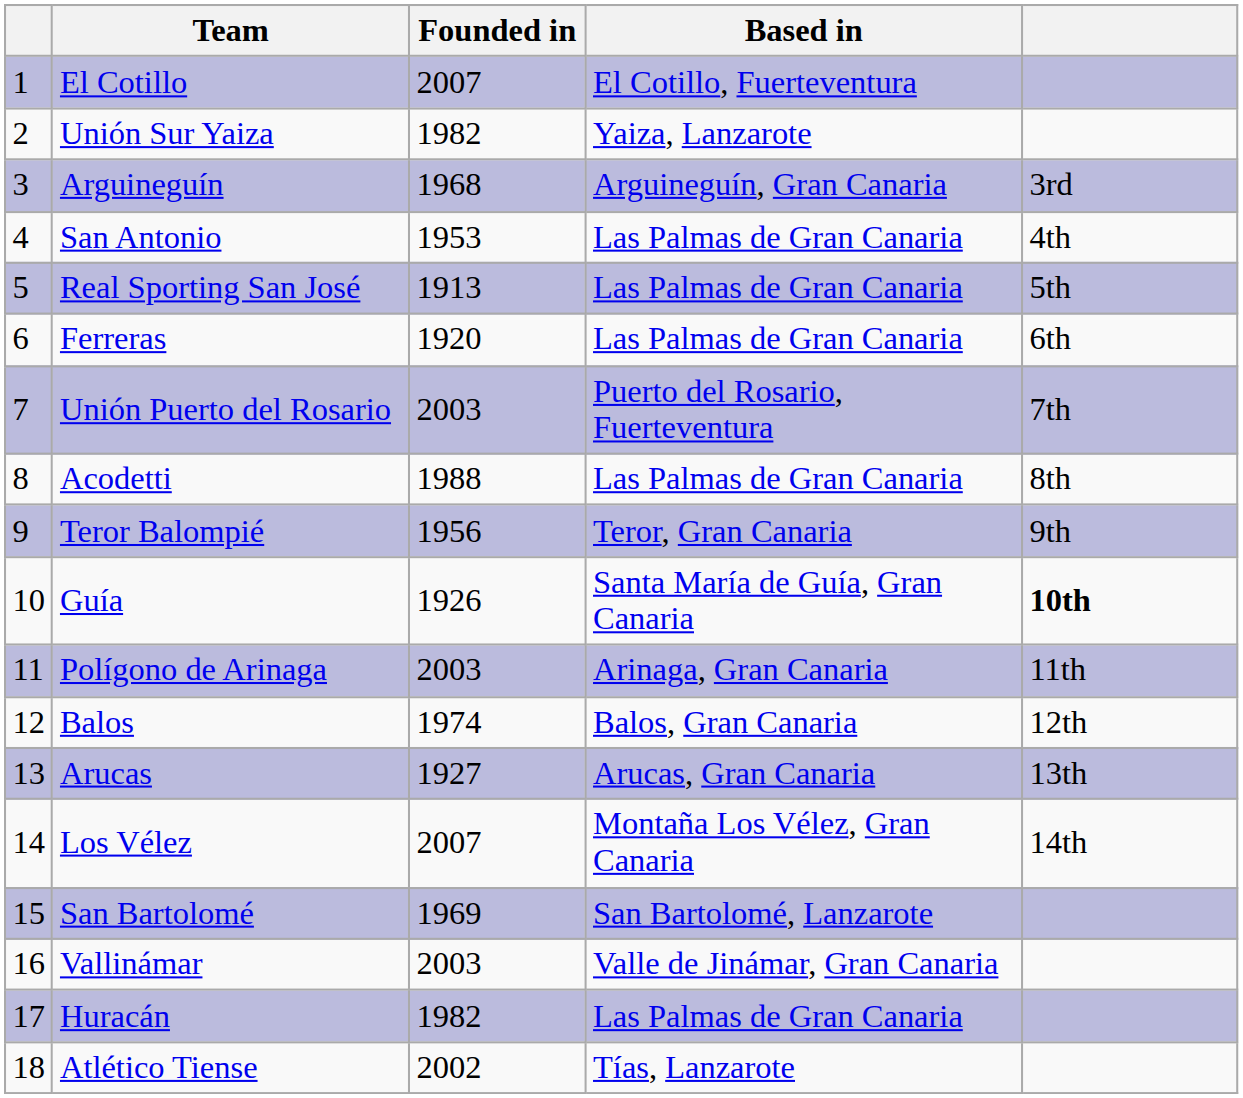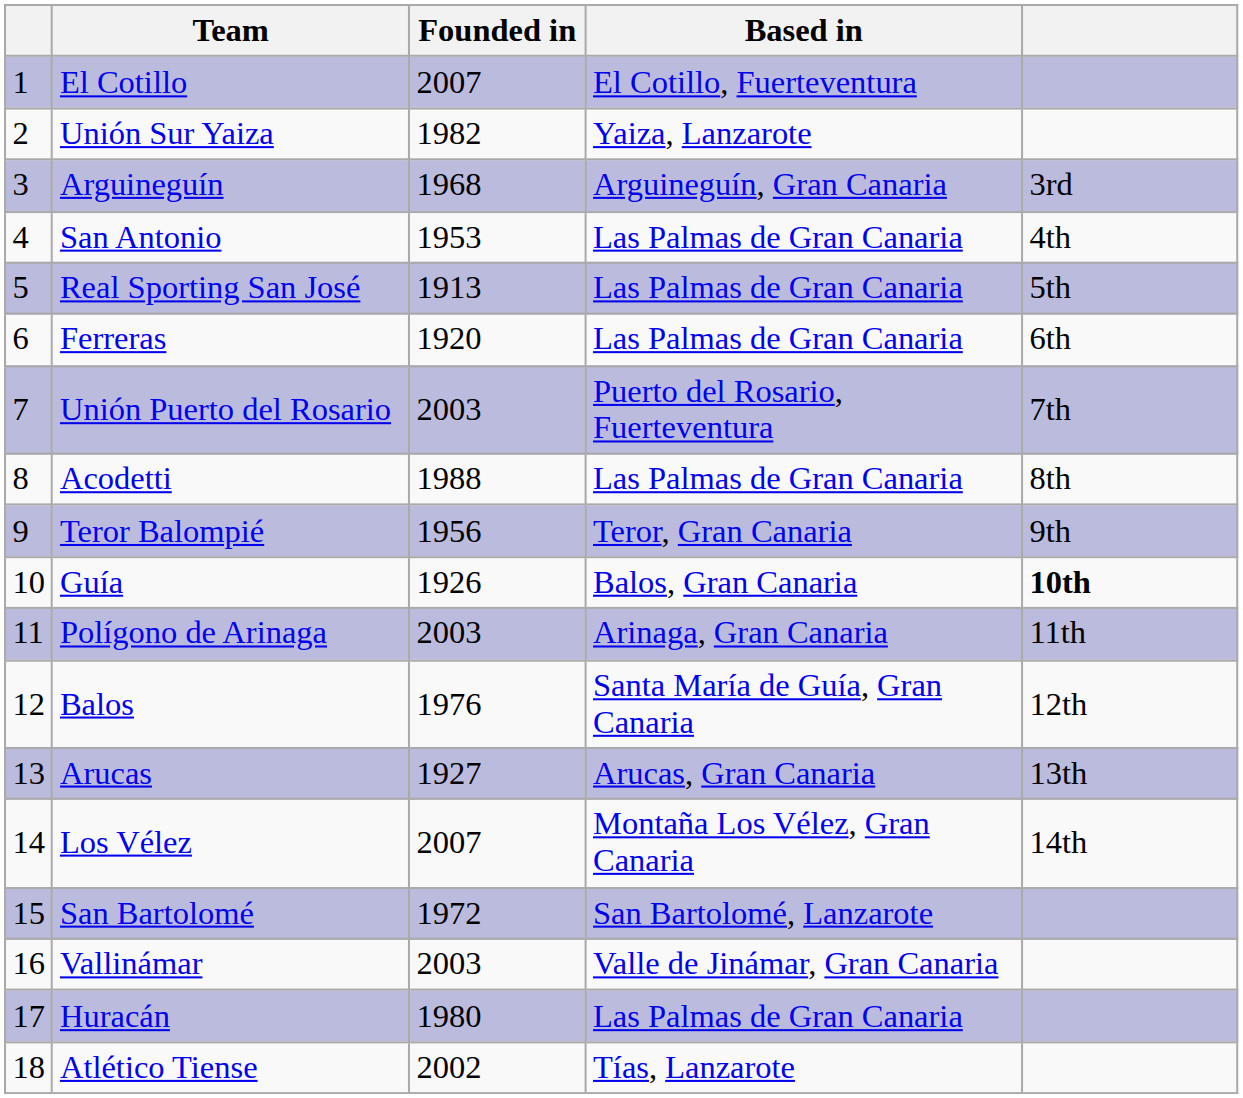(768, 600) Santa María de Guía, Gran Canaria -> (725, 581) Balos, Gran Canaria
(449, 721) 1974 -> (449, 703) 1976
(725, 721) Balos, Gran Canaria -> (768, 703) Santa María de Guía, Gran Canaria
(449, 912) 1969 -> (449, 912) 1972
(449, 1015) 1982 -> (449, 1015) 1980
